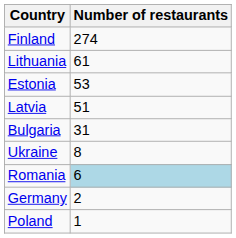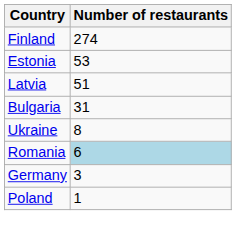- row: (37, 61)
(78, 198) 2 -> (78, 175) 3
